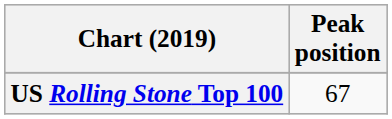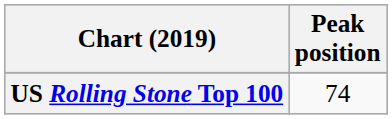(338, 93) 67 -> (338, 93) 74
